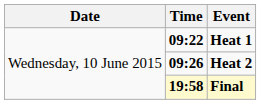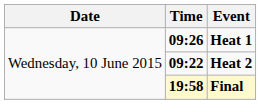(186, 39) 09:22 -> (186, 39) 09:26
(186, 63) 09:26 -> (186, 63) 09:22
